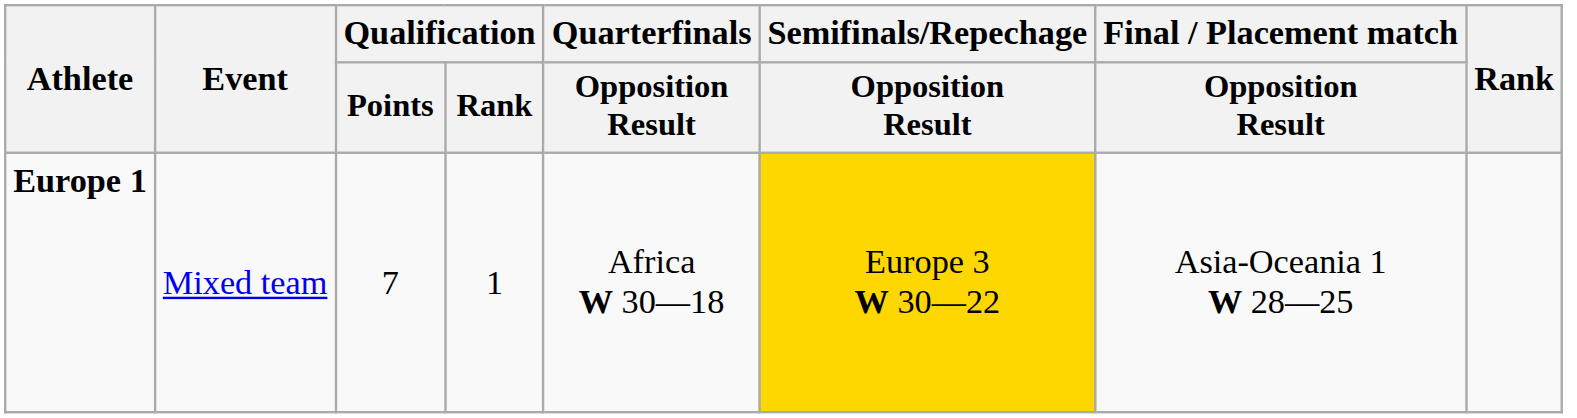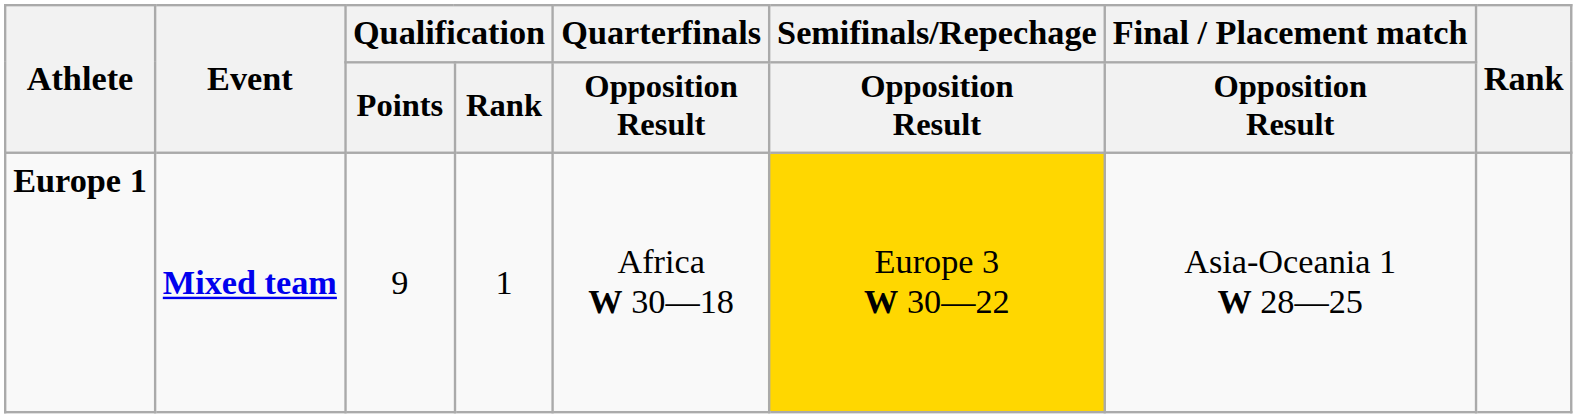(245, 282) normal -> (250, 282) bold
(390, 282) 7 -> (400, 282) 9
